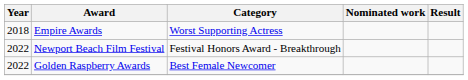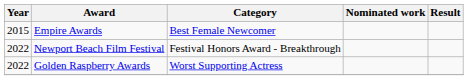(18, 30) 2018 -> (18, 30) 2015
(226, 30) Worst Supporting Actress -> (222, 30) Best Female Newcomer
(222, 65) Best Female Newcomer -> (226, 65) Worst Supporting Actress
